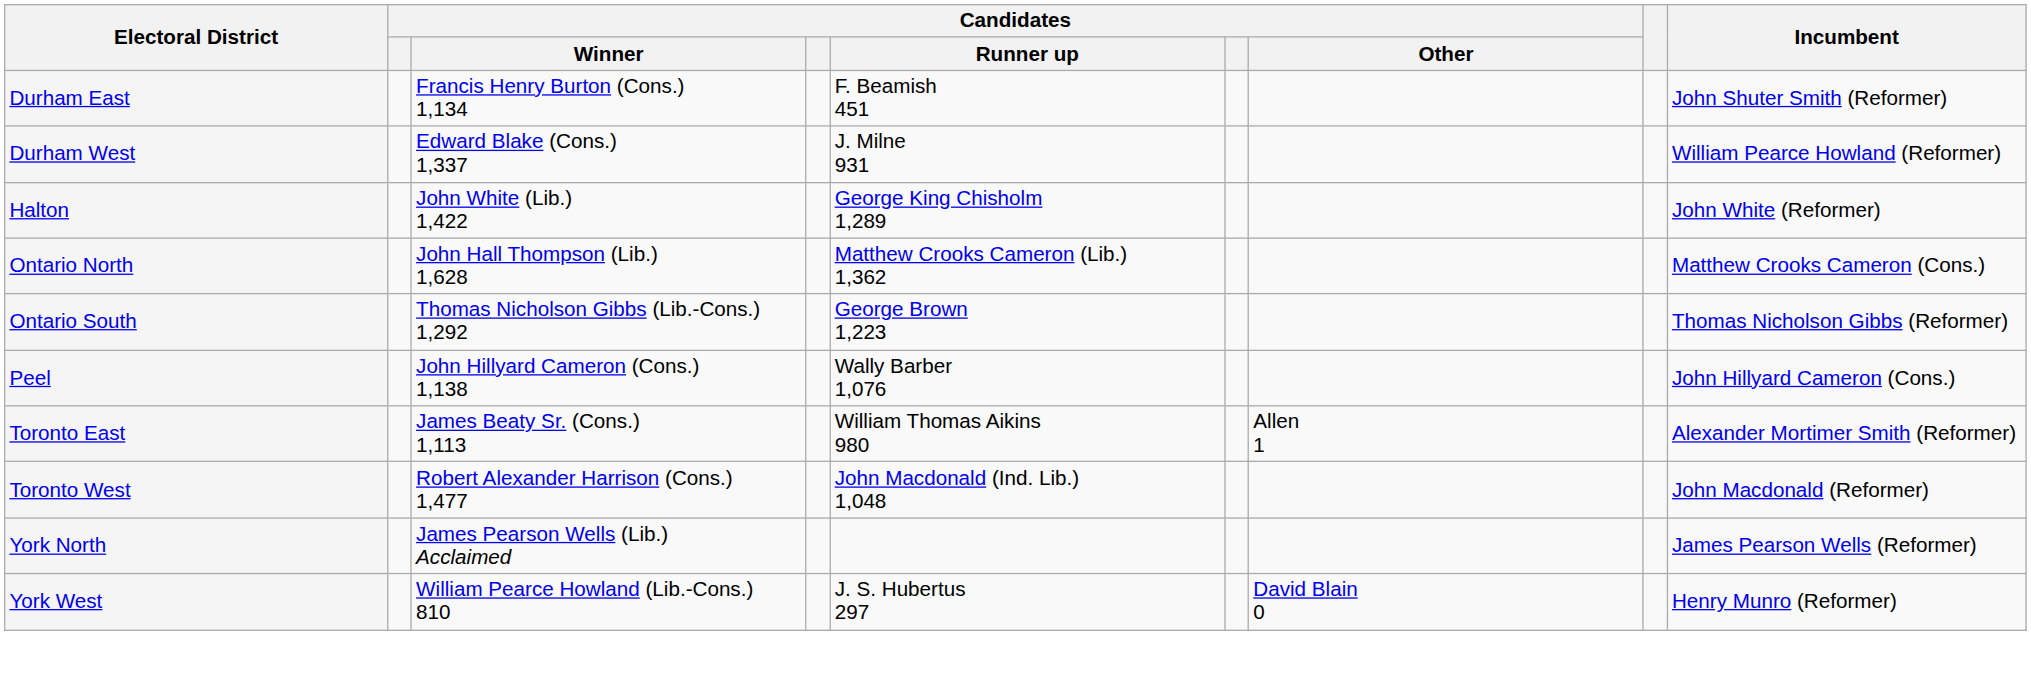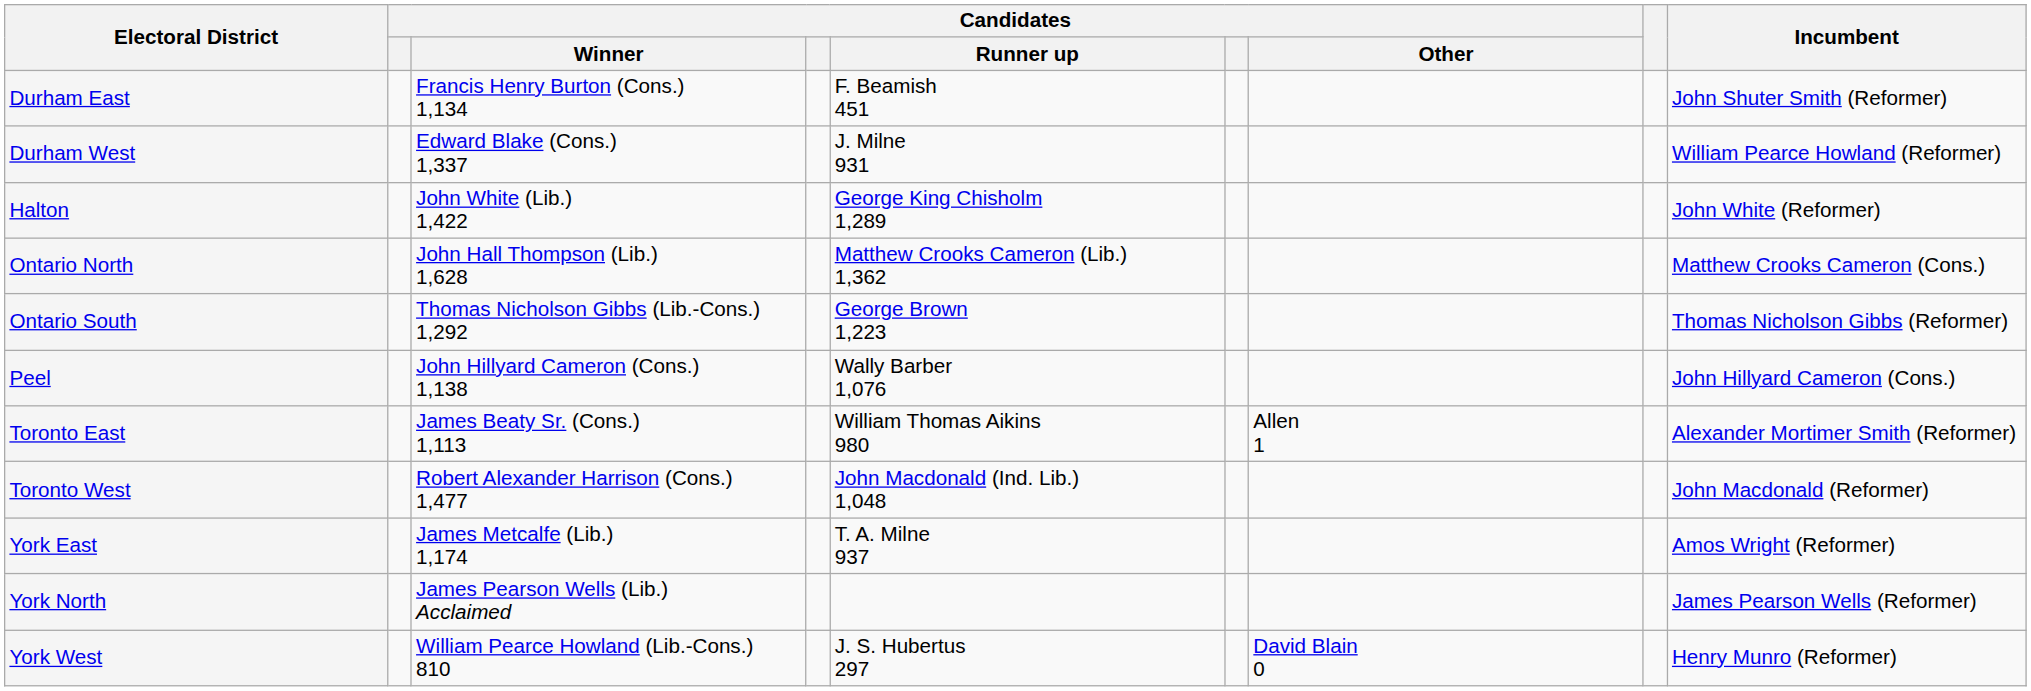+ row: (53, 545)
